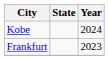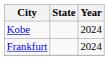(91, 47) 2023 -> (91, 47) 2024
